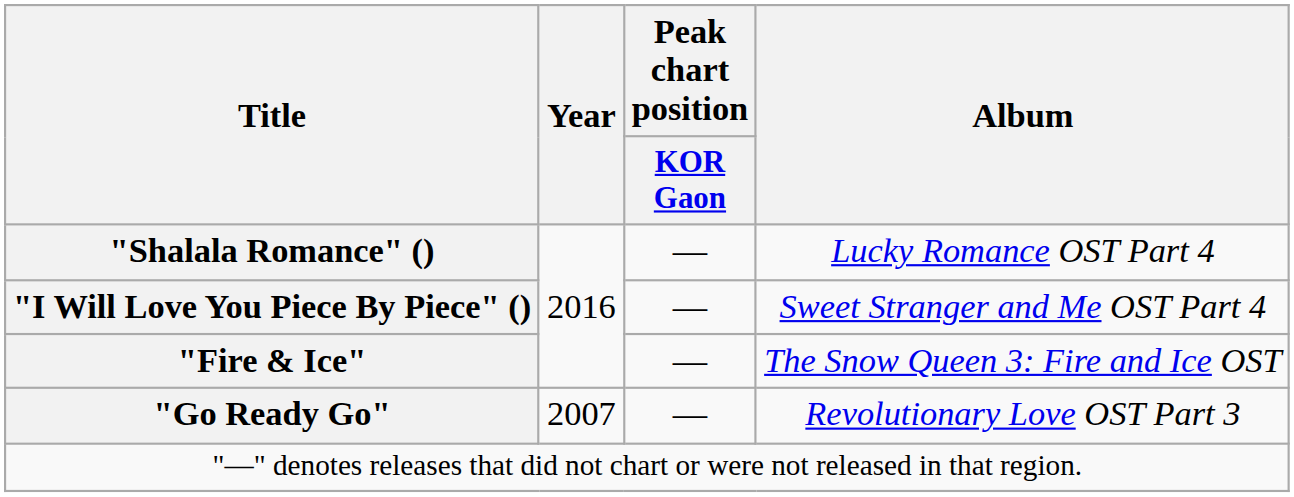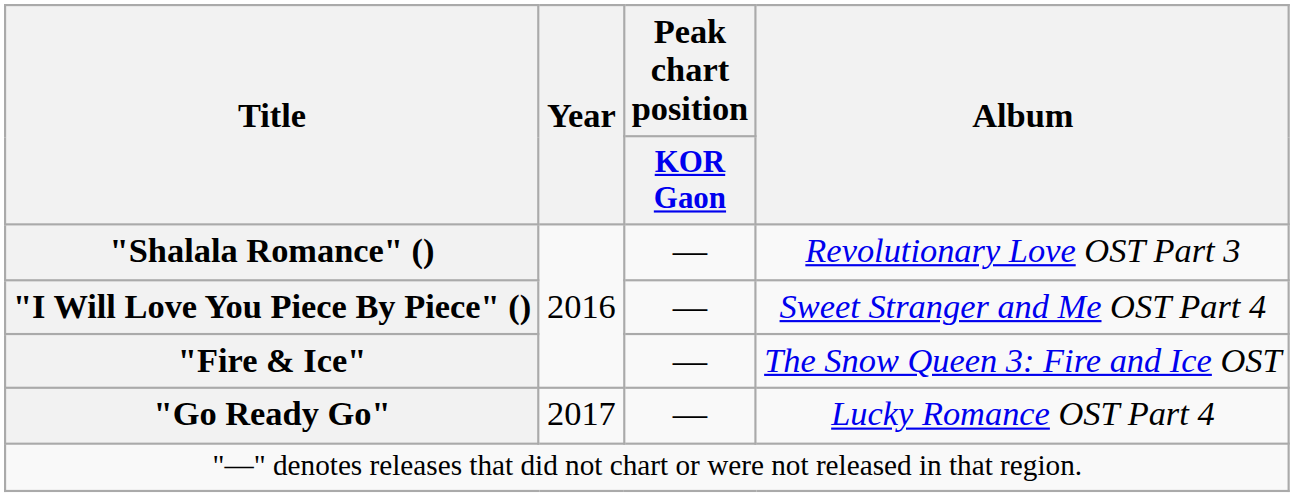(1023, 251) Lucky Romance OST Part 4 -> (1023, 251) Revolutionary Love OST Part 3
(581, 415) 2007 -> (581, 415) 2017
(1023, 415) Revolutionary Love OST Part 3 -> (1023, 415) Lucky Romance OST Part 4
